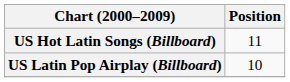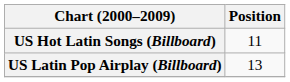(255, 64) 10 -> (255, 64) 13
